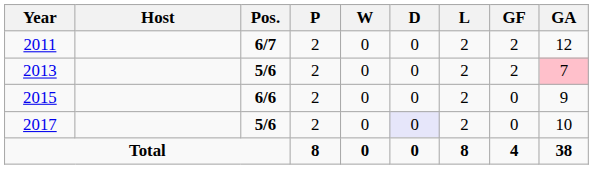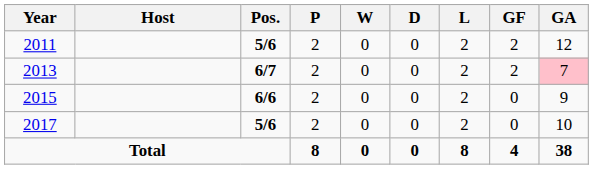(265, 44) 6/7 -> (265, 44) 5/6
(265, 71) 5/6 -> (265, 71) 6/7
(415, 124) lavender background -> (415, 124) no background
